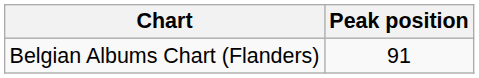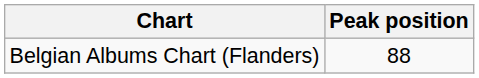(399, 55) 91 -> (399, 55) 88
